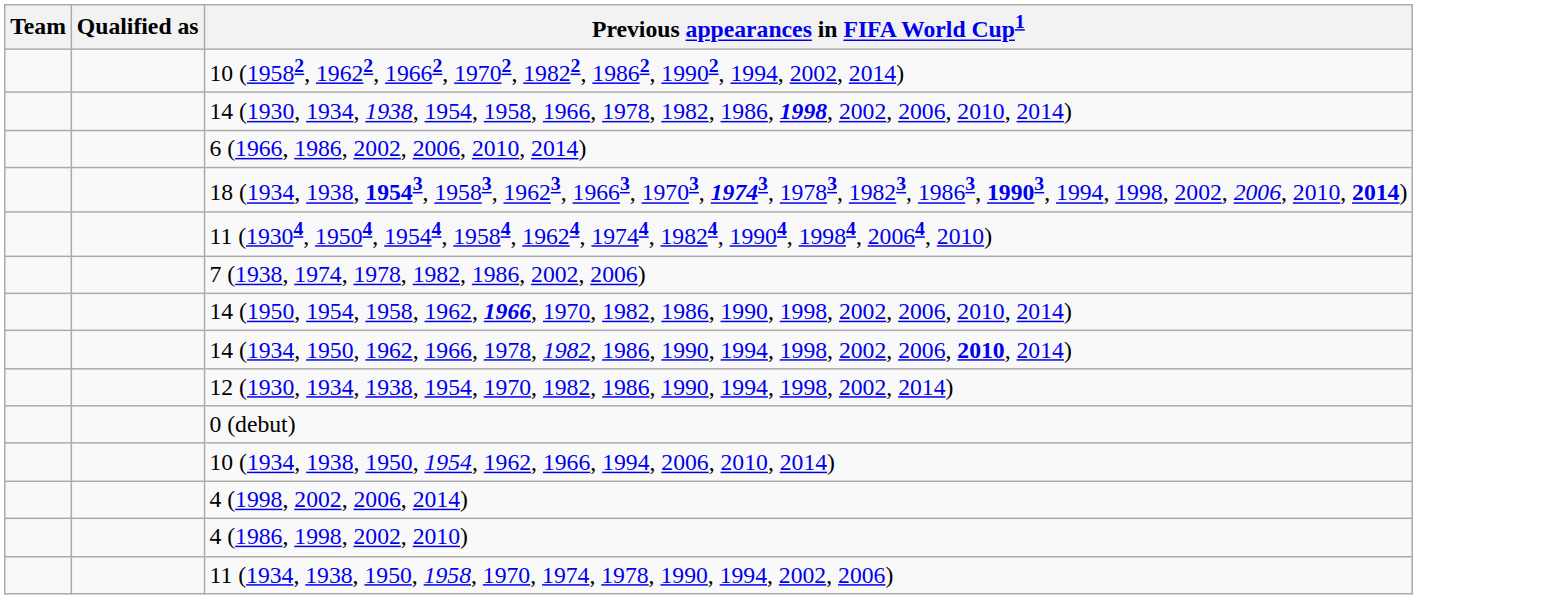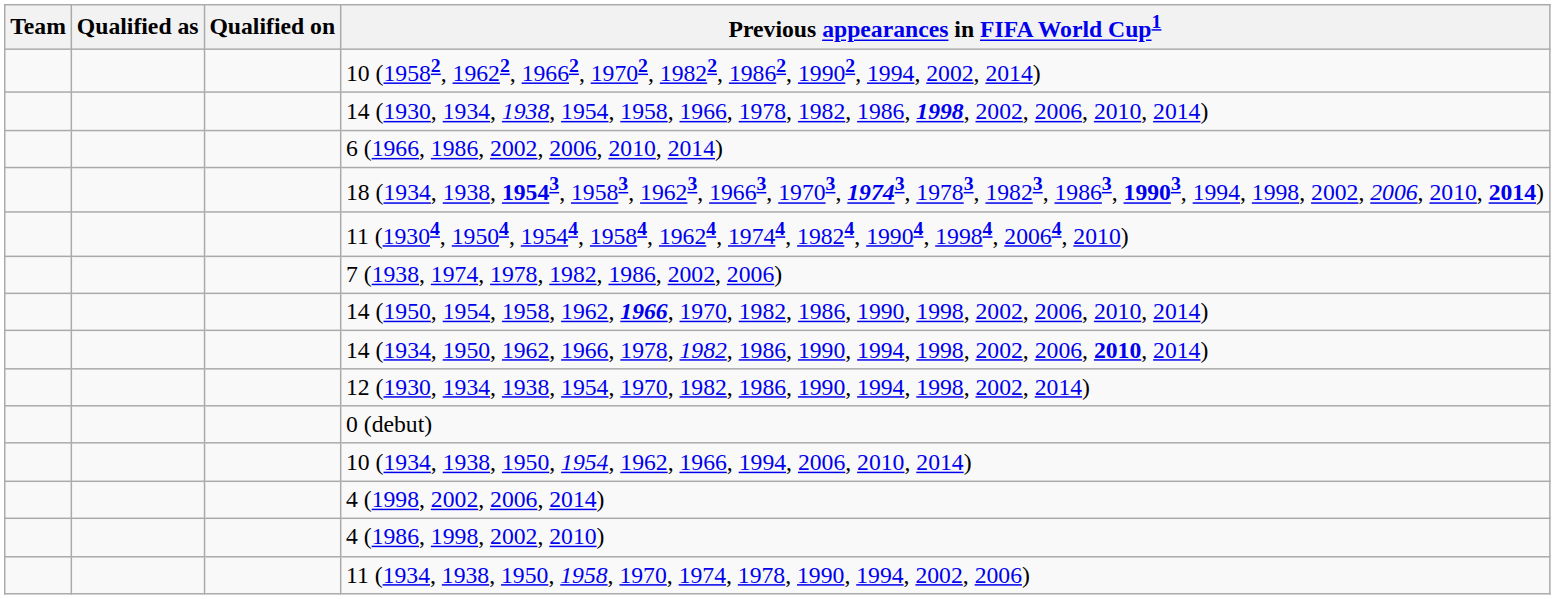+ column: (272, 26)
